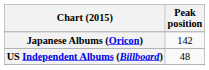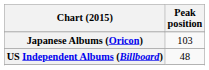(185, 40) 142 -> (185, 40) 103
